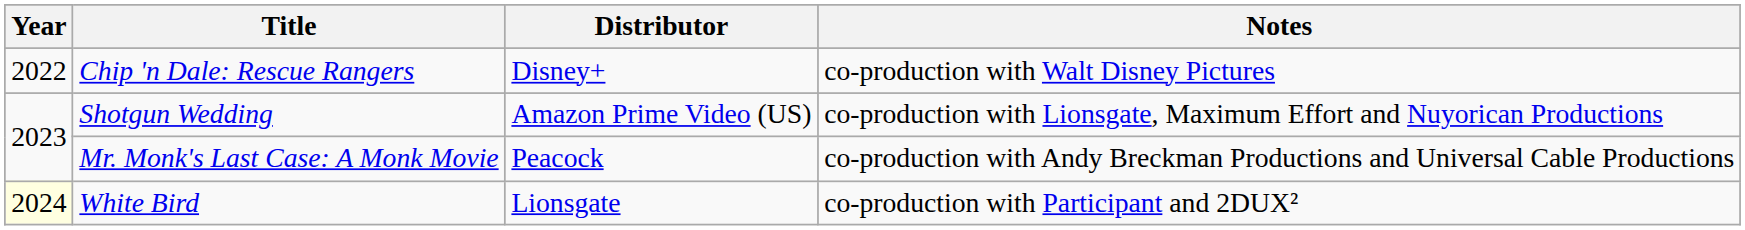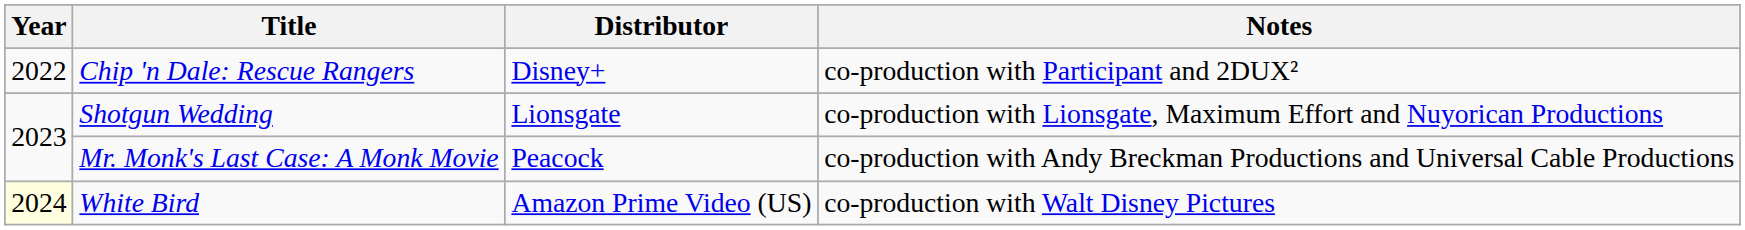(1050, 70) co-production with Walt Disney Pictures -> (1061, 70) co-production with Participant and 2DUX²
(661, 114) Amazon Prime Video (US) -> (566, 114) Lionsgate
(566, 202) Lionsgate -> (661, 202) Amazon Prime Video (US)
(1061, 202) co-production with Participant and 2DUX² -> (1050, 202) co-production with Walt Disney Pictures
